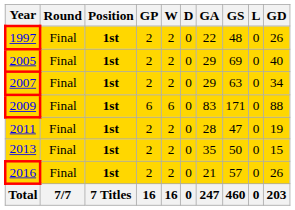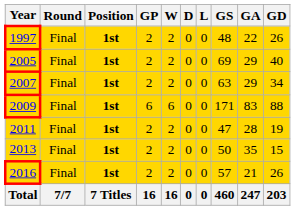columns swapped: (256, 15) <-> (209, 15)
